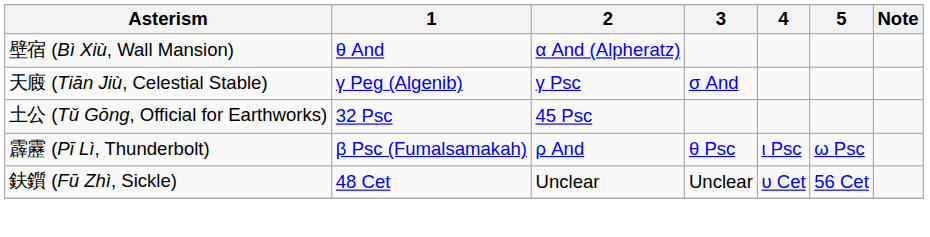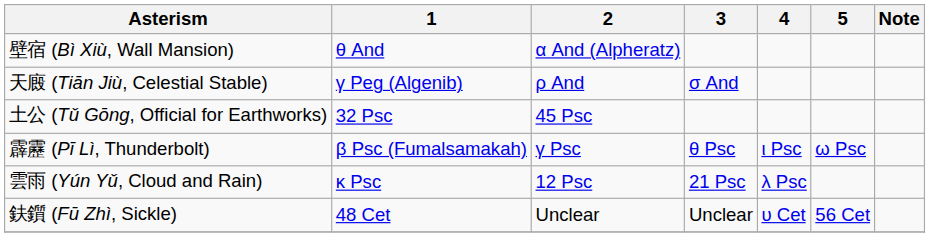(558, 83) γ Psc -> (560, 83) ρ And
(560, 149) ρ And -> (558, 149) γ Psc
+ row: (136, 181)
